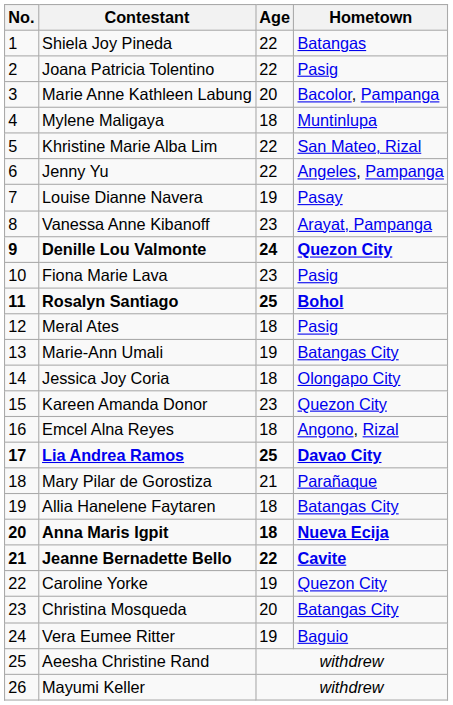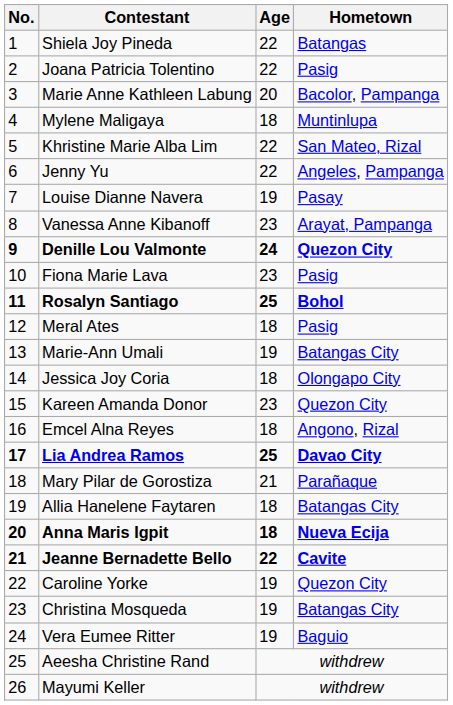(268, 610) 20 -> (268, 610) 19
